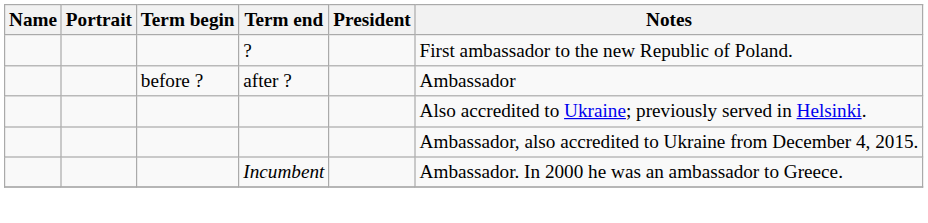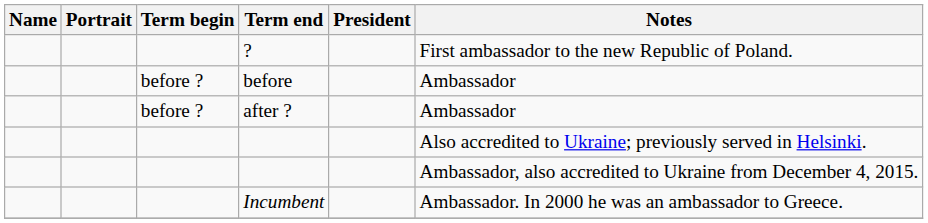+ row: (172, 80)
